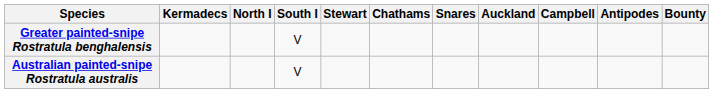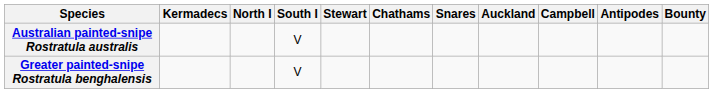rows swapped: (82, 39) <-> (82, 72)
